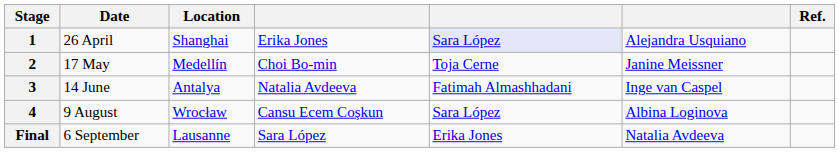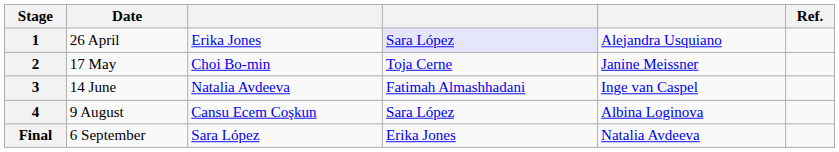- column: (212, 16)
